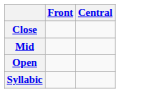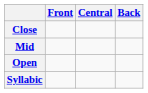+ column: (129, 12)
